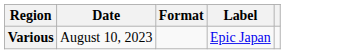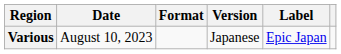+ column: (235, 15)
